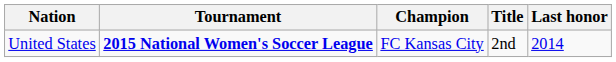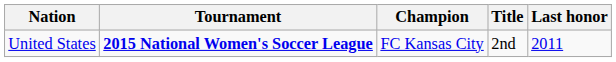(547, 43) 2014 -> (547, 43) 2011
